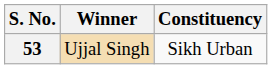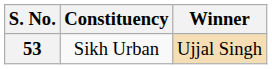columns swapped: (210, 19) <-> (107, 19)
